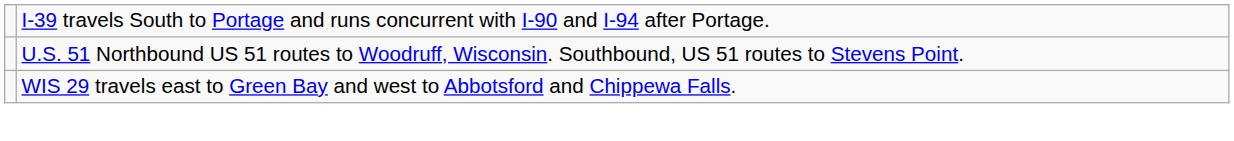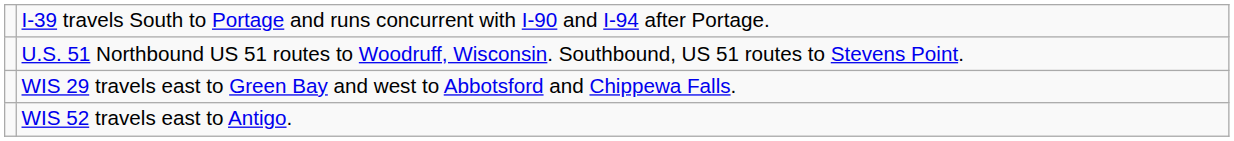+ row: (157, 119)
